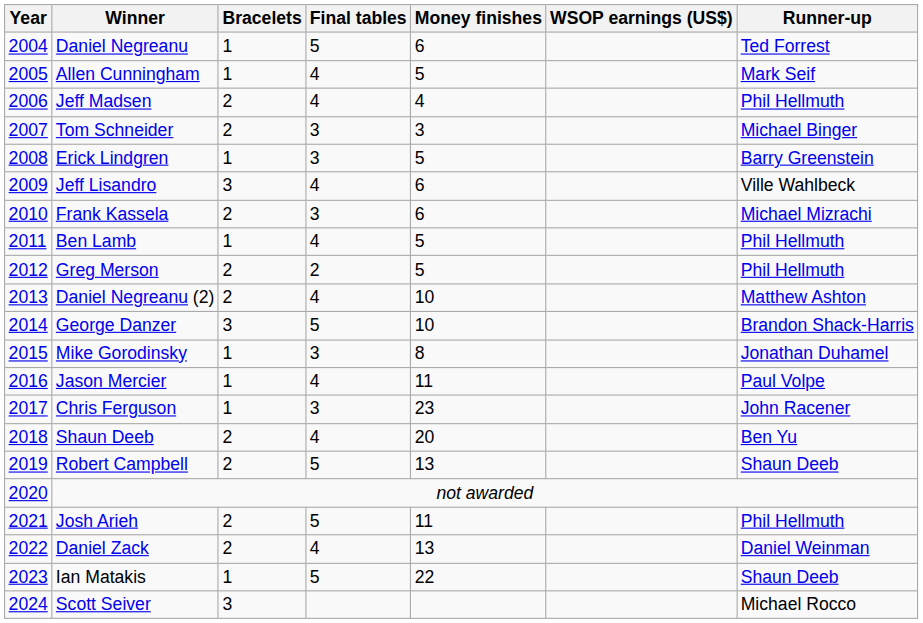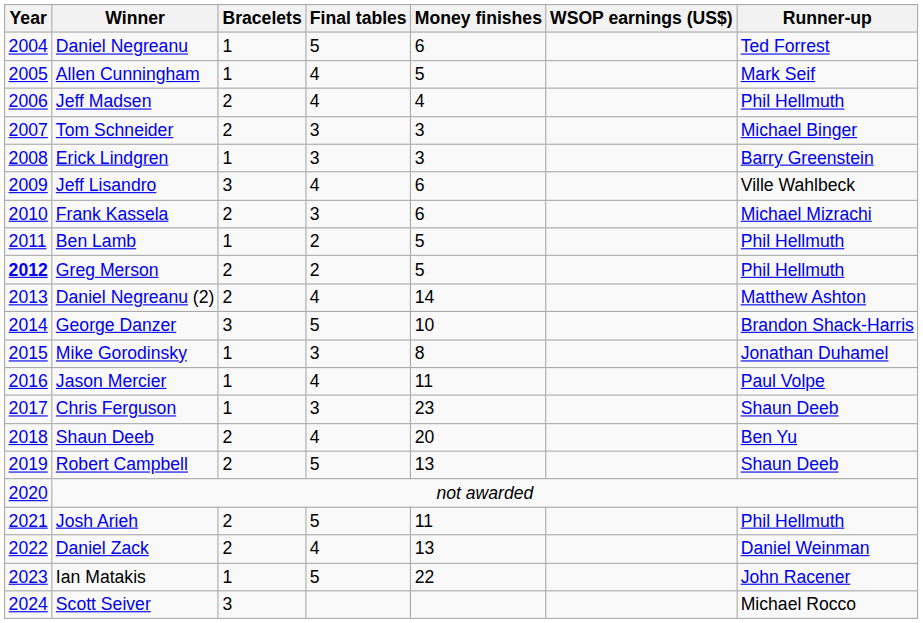(420, 158) 5 -> (420, 158) 3
(315, 241) 4 -> (315, 241) 2
(28, 269) normal -> (28, 269) bold
(425, 297) 10 -> (425, 297) 14
(796, 409) John Racener -> (790, 409) Shaun Deeb
(790, 576) Shaun Deeb -> (796, 576) John Racener
